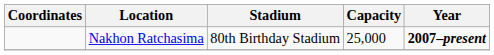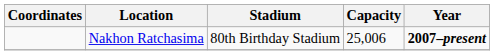(366, 38) 25,000 -> (366, 38) 25,006
